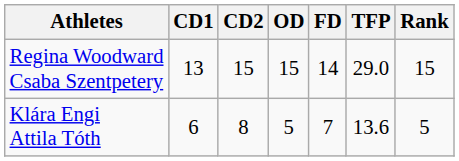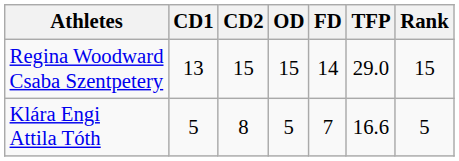(193, 127) 6 -> (193, 127) 5
(371, 127) 13.6 -> (371, 127) 16.6
